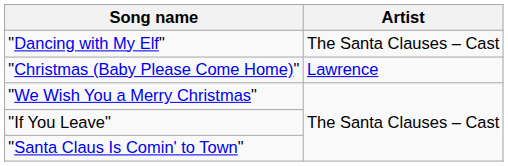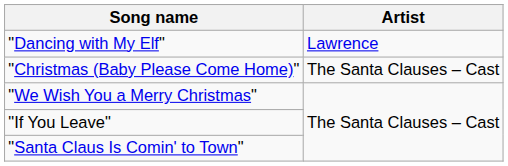(403, 43) The Santa Clauses – Cast -> (343, 43) Lawrence
(343, 69) Lawrence -> (403, 69) The Santa Clauses – Cast
